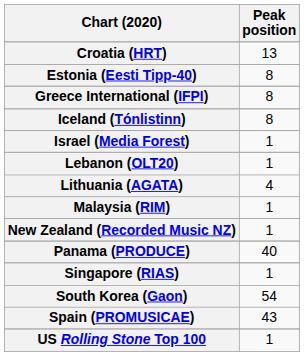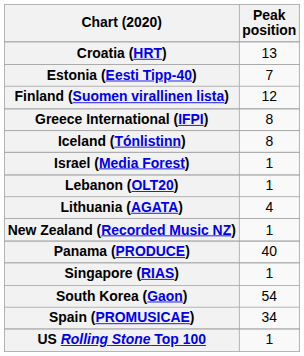(269, 75) 8 -> (269, 75) 7
+ row: (122, 97)
- row: (122, 207)
(269, 318) 43 -> (269, 318) 34
